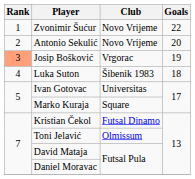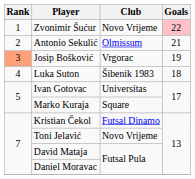(176, 27) no background -> (176, 27) pink background
(130, 43) Novo Vrijeme -> (122, 43) Olmissum
(176, 43) 20 -> (176, 43) 21
(122, 136) Olmissum -> (130, 136) Novo Vrijeme
